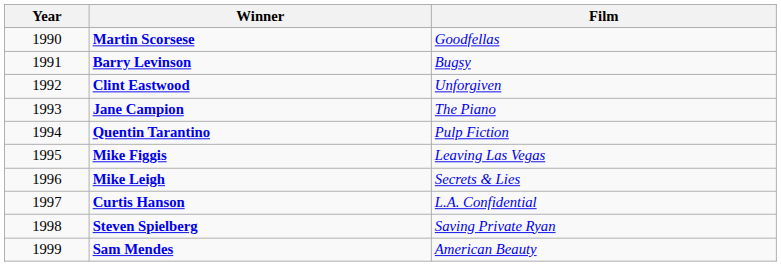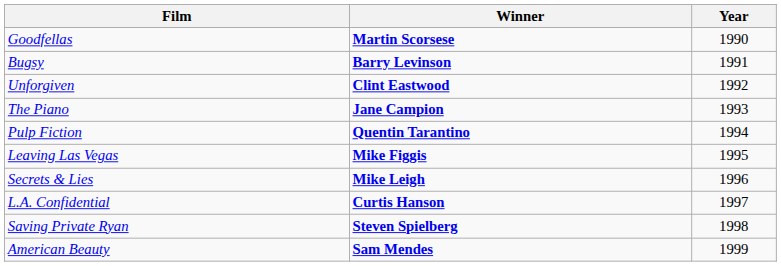columns swapped: (47, 16) <-> (604, 16)
